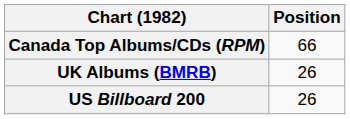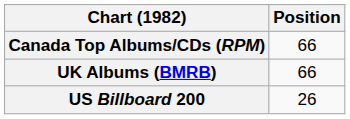(307, 72) 26 -> (307, 72) 66
